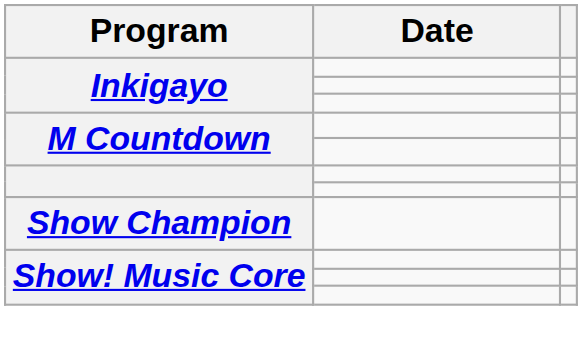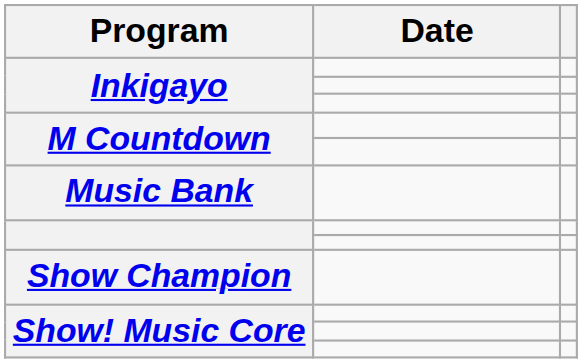+ row: (159, 191)
